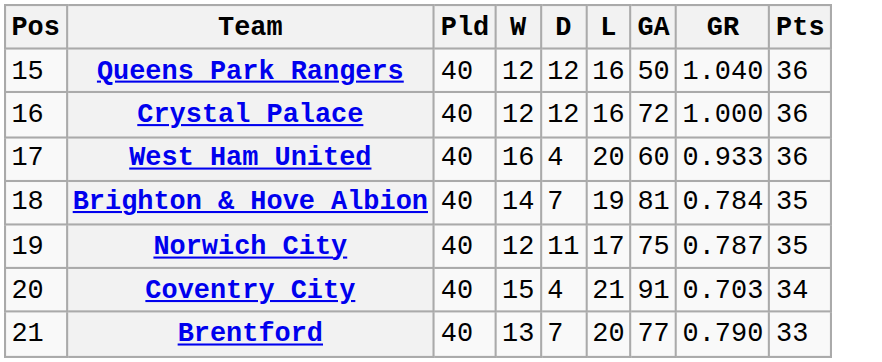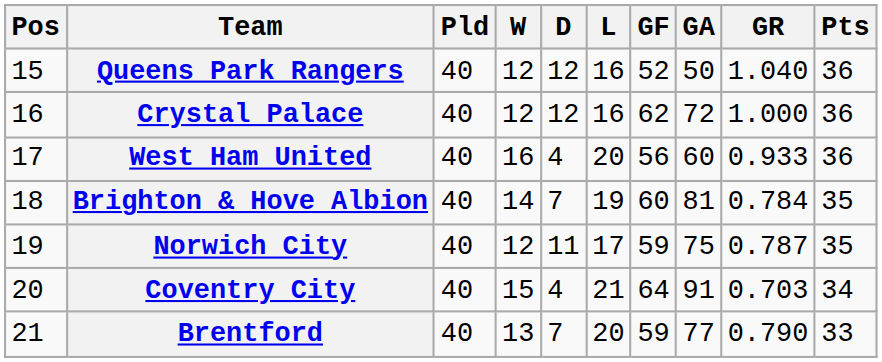+ column: (654, 27)
